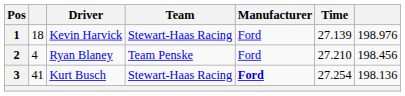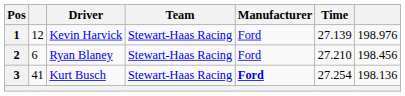(38, 35) 18 -> (38, 35) 12
(35, 55) 4 -> (35, 55) 6
(160, 55) Team Penske -> (180, 55) Stewart-Haas Racing
